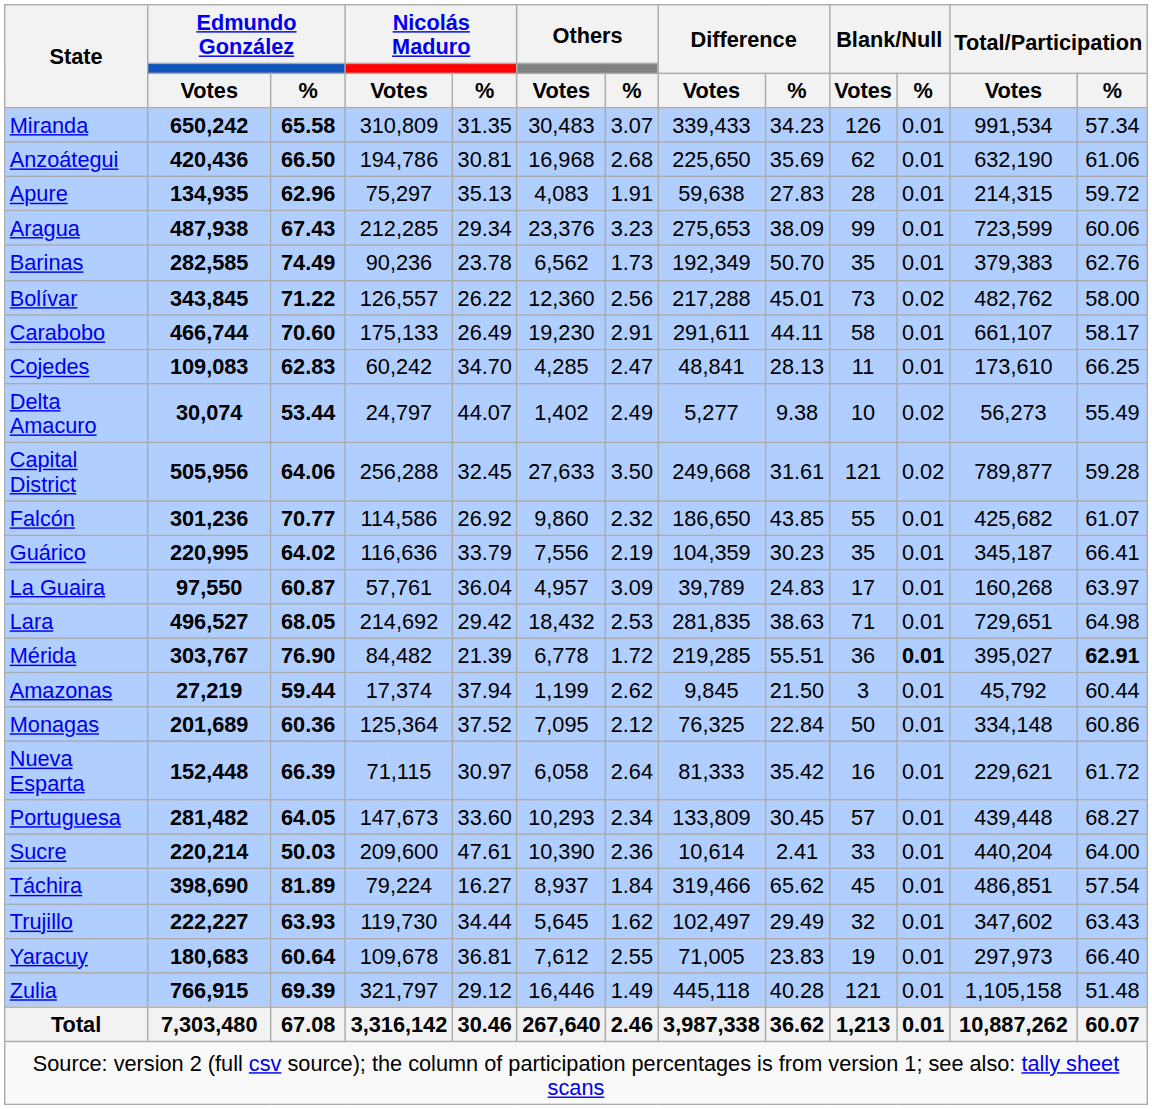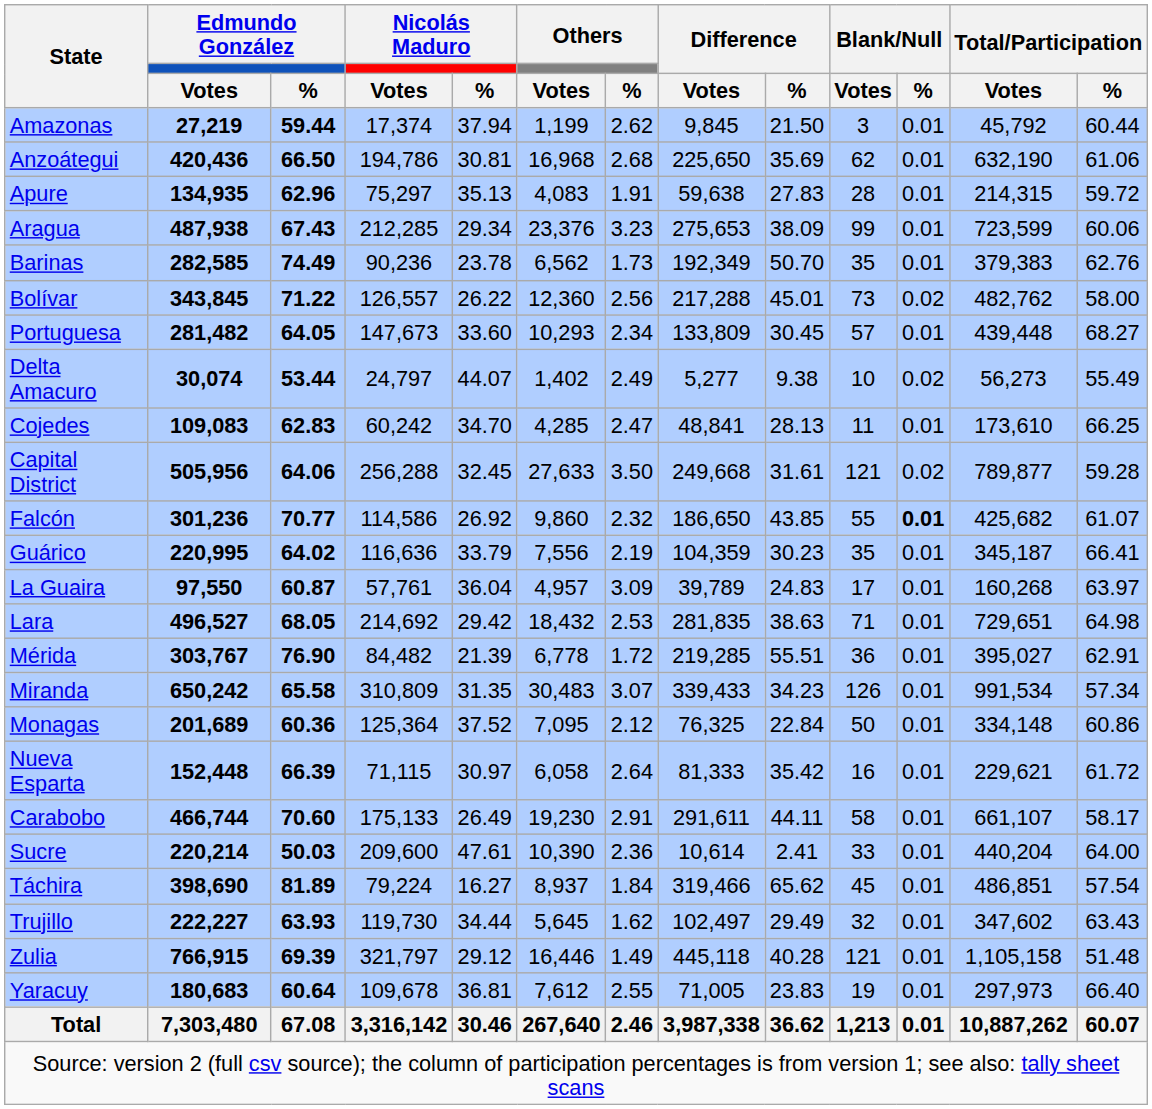rows swapped: (61, 690) <-> (49, 125)
rows swapped: (57, 332) <-> (65, 818)
rows swapped: (50, 366) <-> (53, 413)
(923, 518) normal -> (923, 518) bold
(923, 656) bold -> (923, 656) normal
(1112, 656) bold -> (1112, 656) normal
rows swapped: (49, 955) <-> (33, 990)
